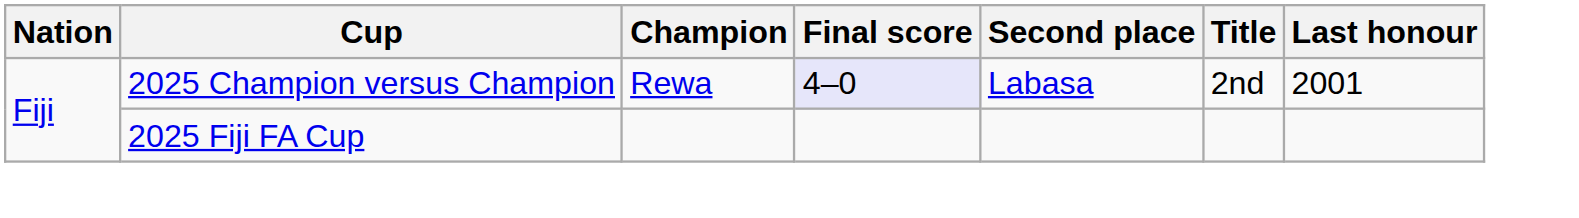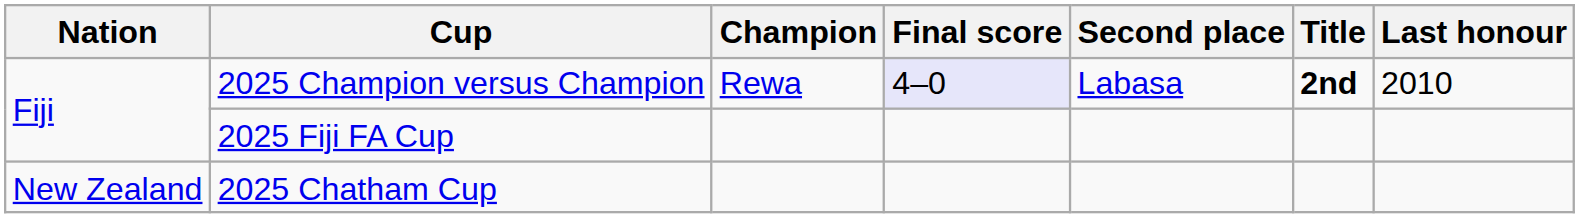(1238, 83) normal -> (1329, 83) bold
(1327, 83) 2001 -> (1417, 83) 2010
+ row: (357, 187)
